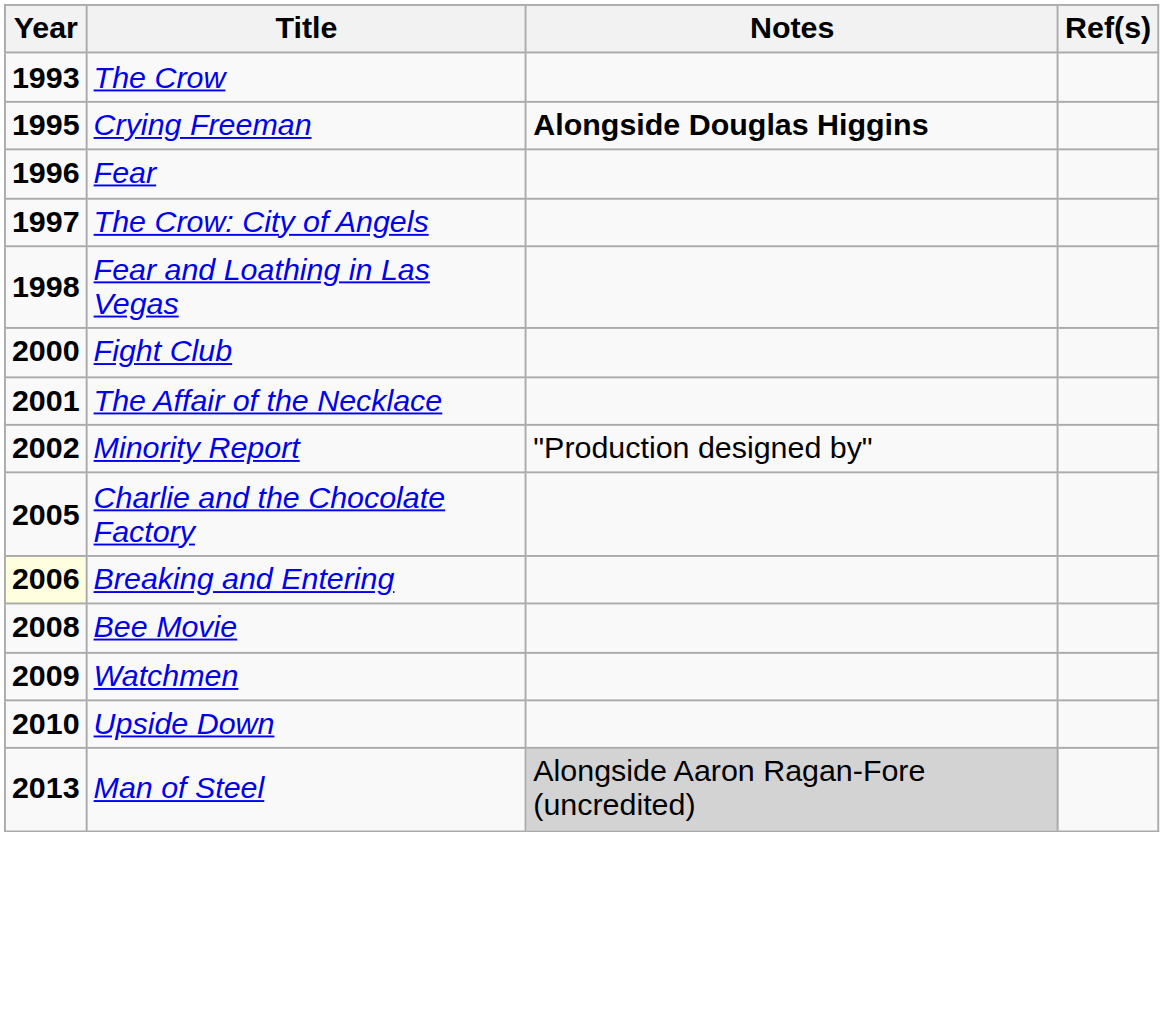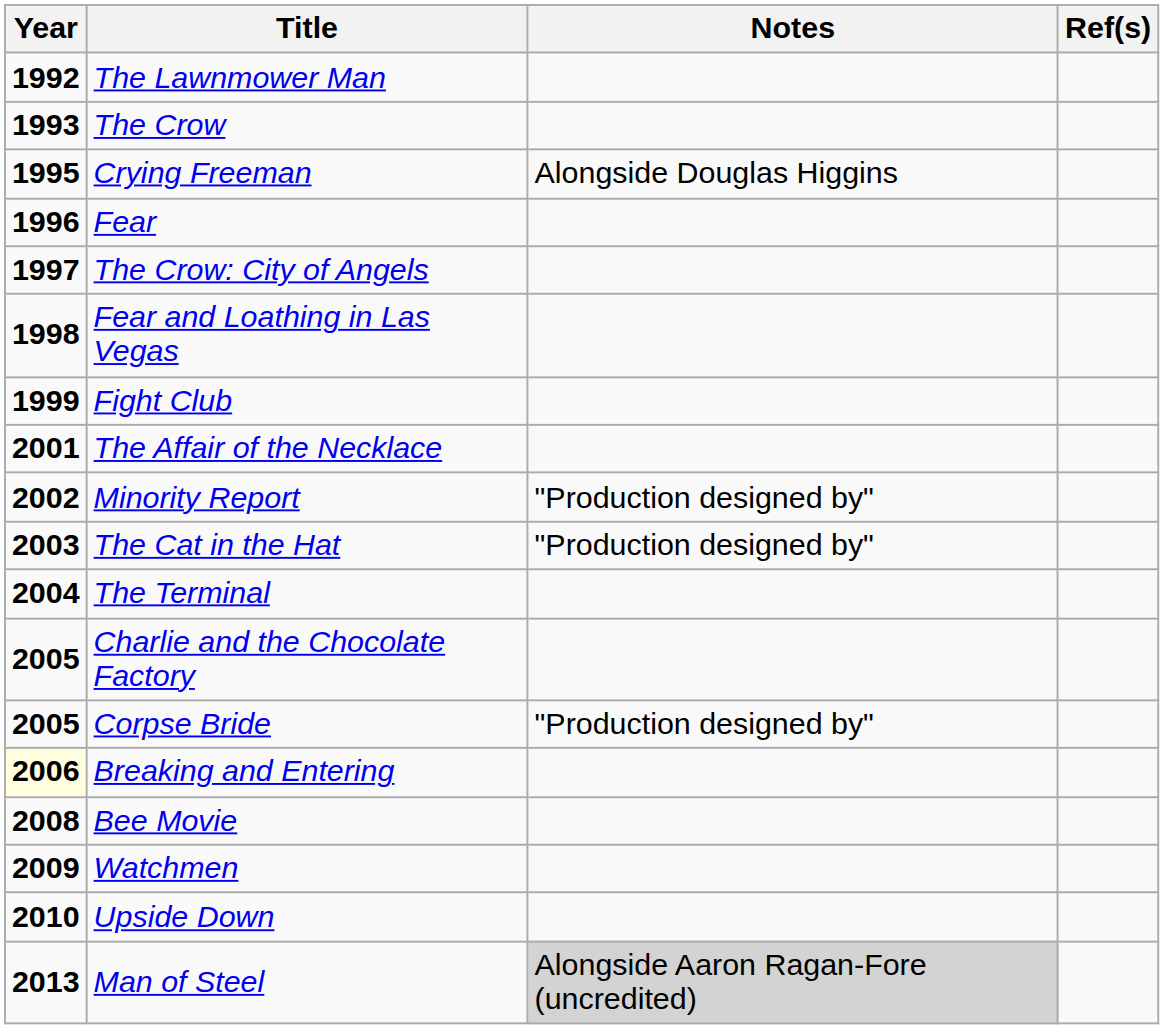+ row: (240, 76)
(731, 125) bold -> (716, 173) normal
(46, 352) 2000 -> (46, 400) 1999
+ row: (217, 544)
+ row: (182, 593)
+ row: (182, 723)
